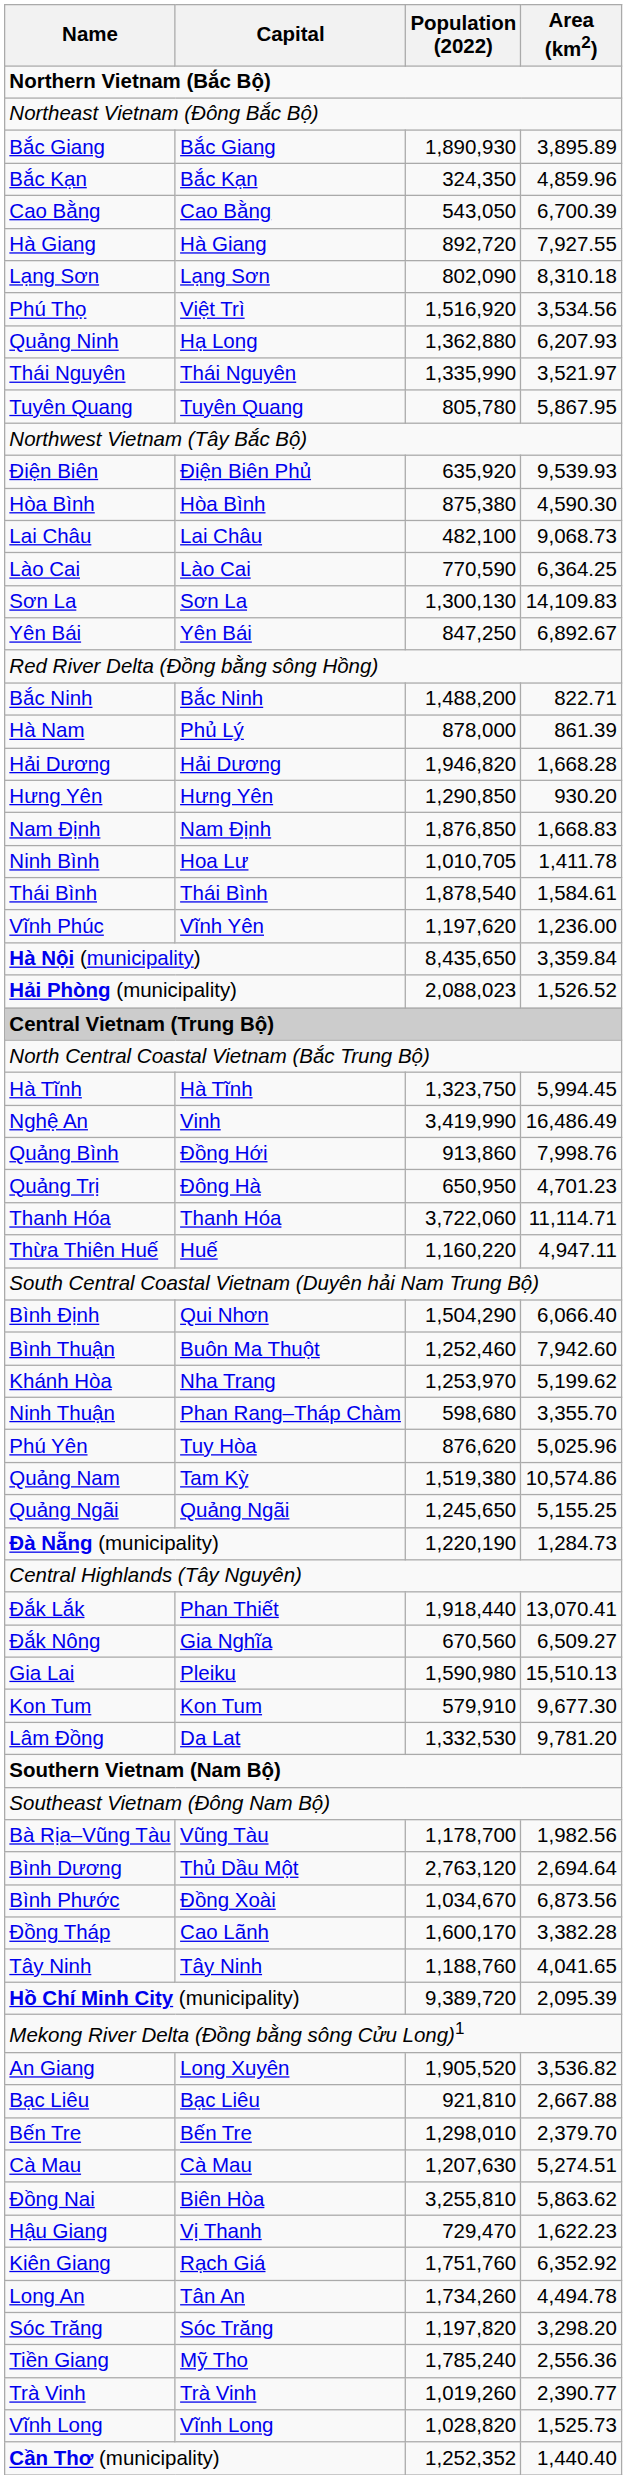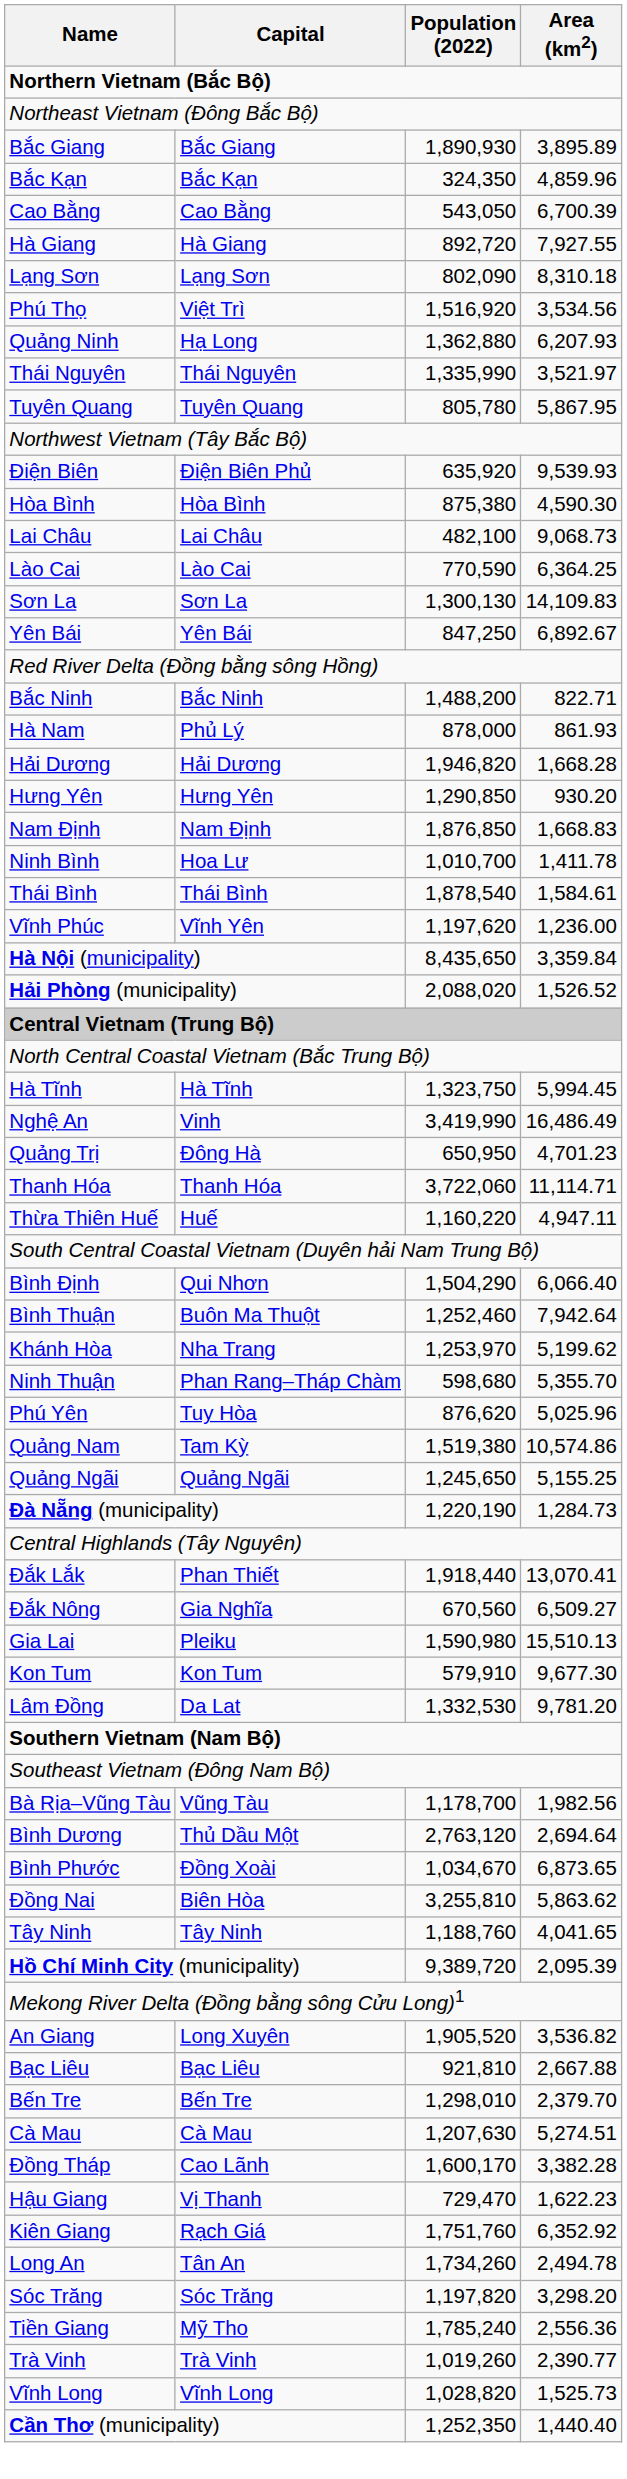(586, 731) 861.39 -> (586, 731) 861.93
(471, 861) 1,010,705 -> (471, 861) 1,010,700
(471, 991) 2,088,023 -> (471, 991) 2,088,020
- row: (64, 1153)
(577, 1348) 7,942.60 -> (577, 1316) 7,942.64
(577, 1413) 3,355.70 -> (577, 1380) 5,355.70
(577, 1900) 6,873.56 -> (577, 1868) 6,873.65
rows swapped: (52, 2198) <-> (60, 1933)
(577, 2295) 4,494.78 -> (577, 2263) 2,494.78
(471, 2458) 1,252,352 -> (471, 2425) 1,252,350
